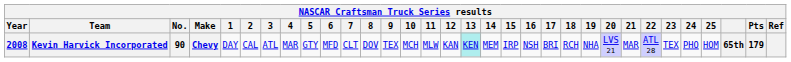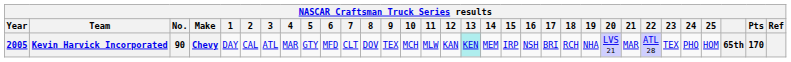(17, 44) 2008 -> (17, 44) 2005
(756, 44) 179 -> (756, 44) 170
